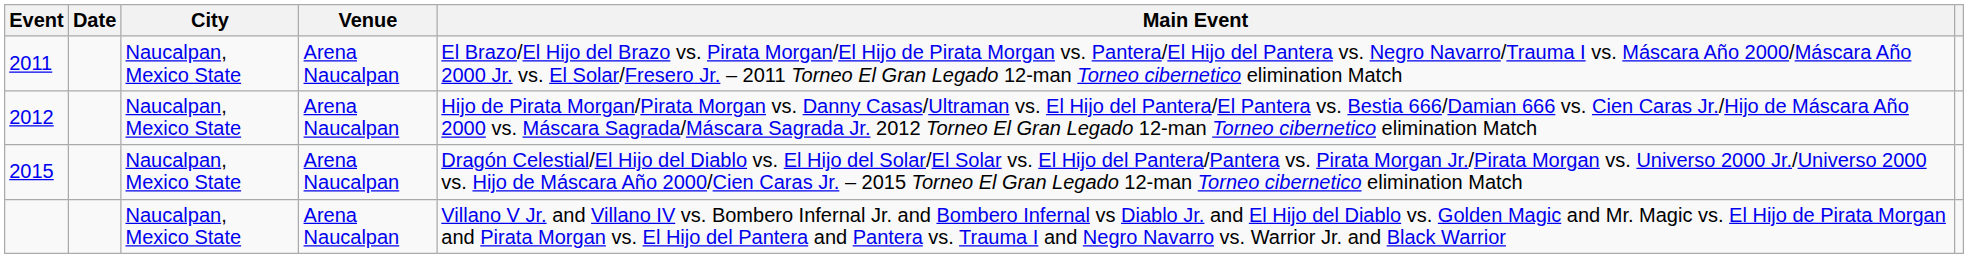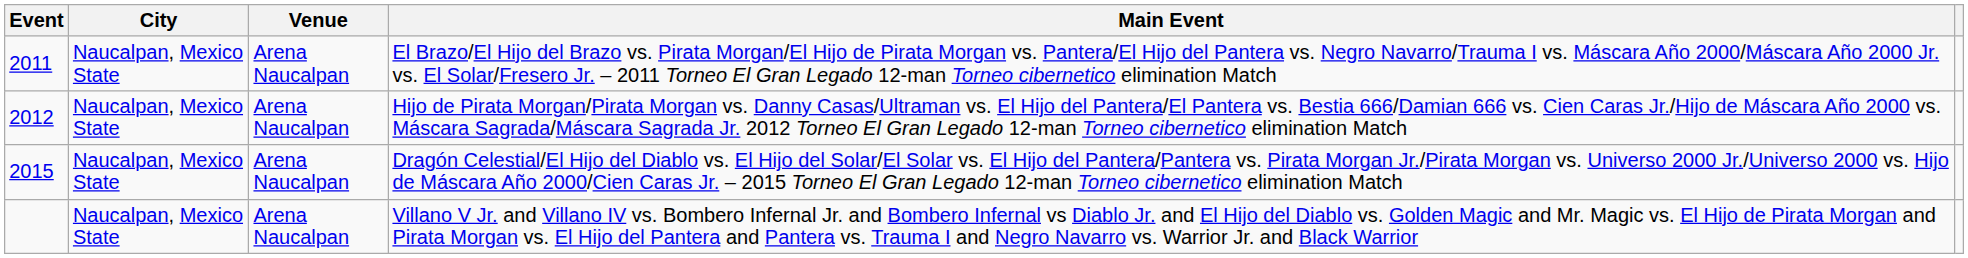- column: (95, 20)
